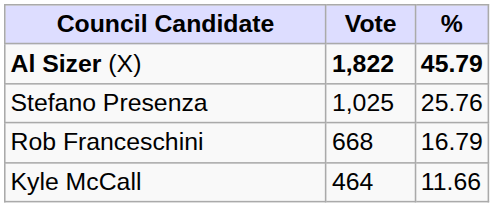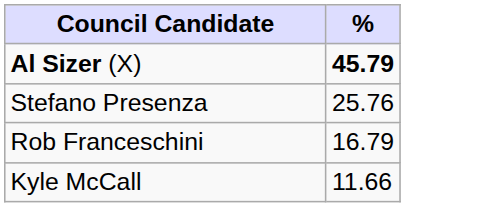- column: (371, 24)
